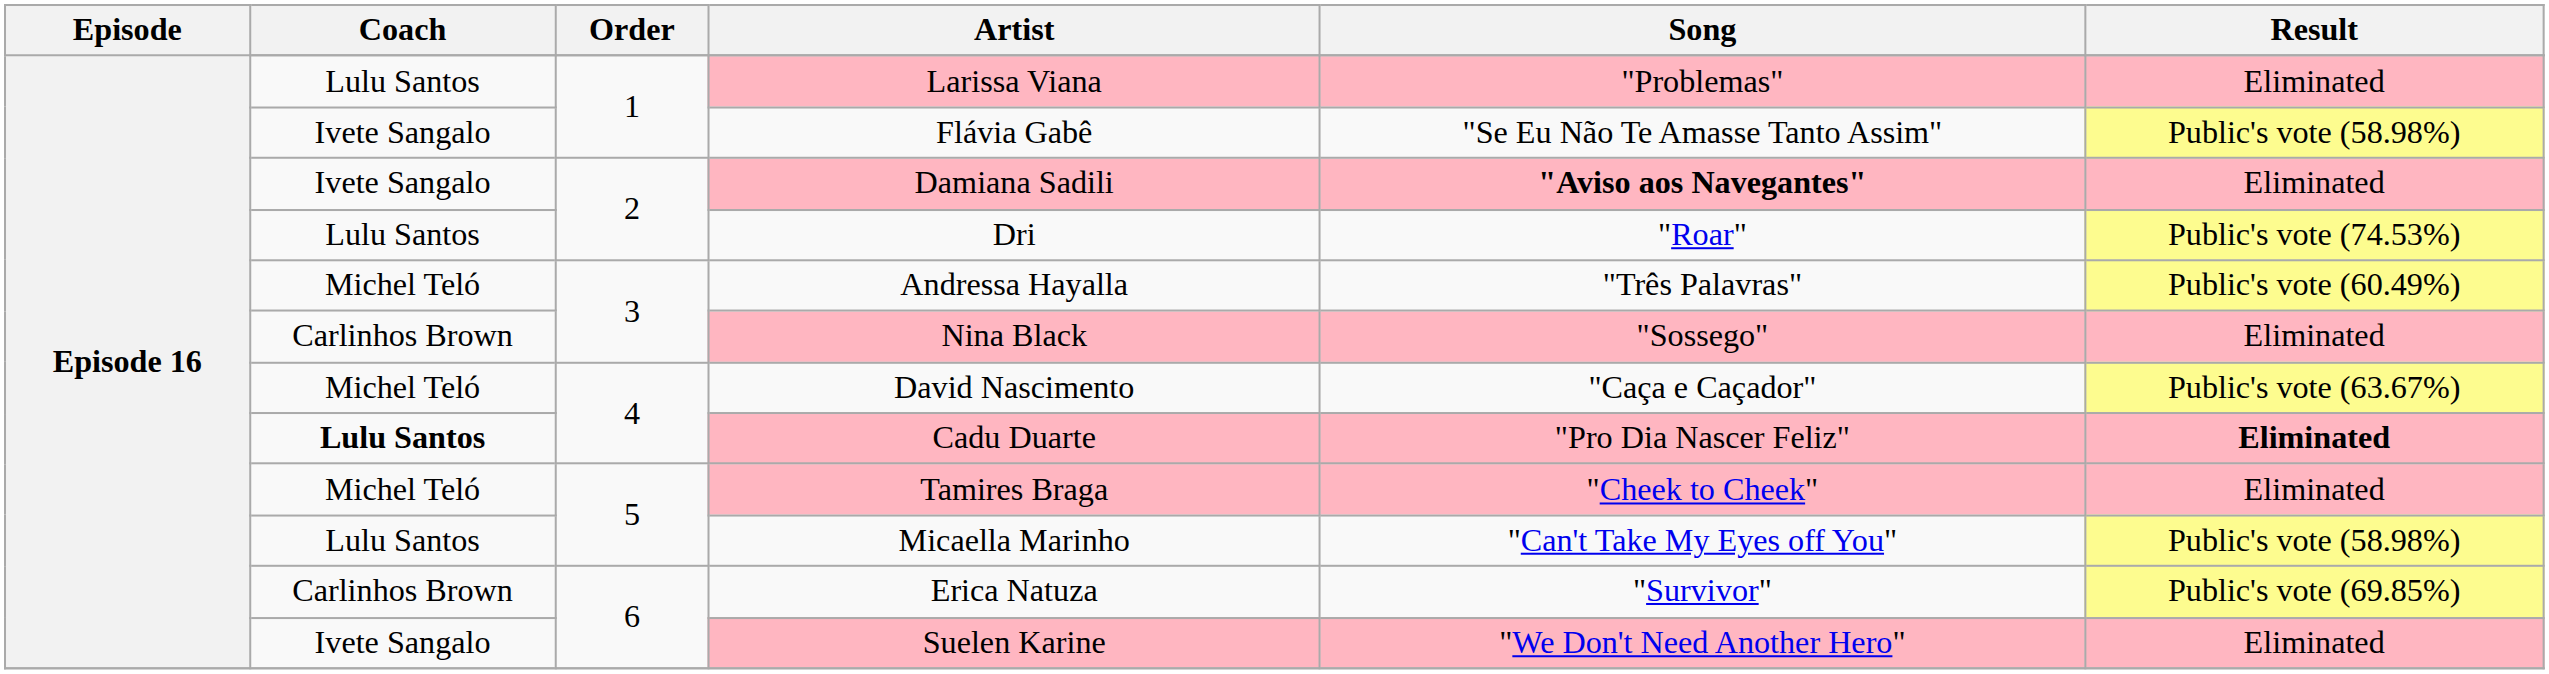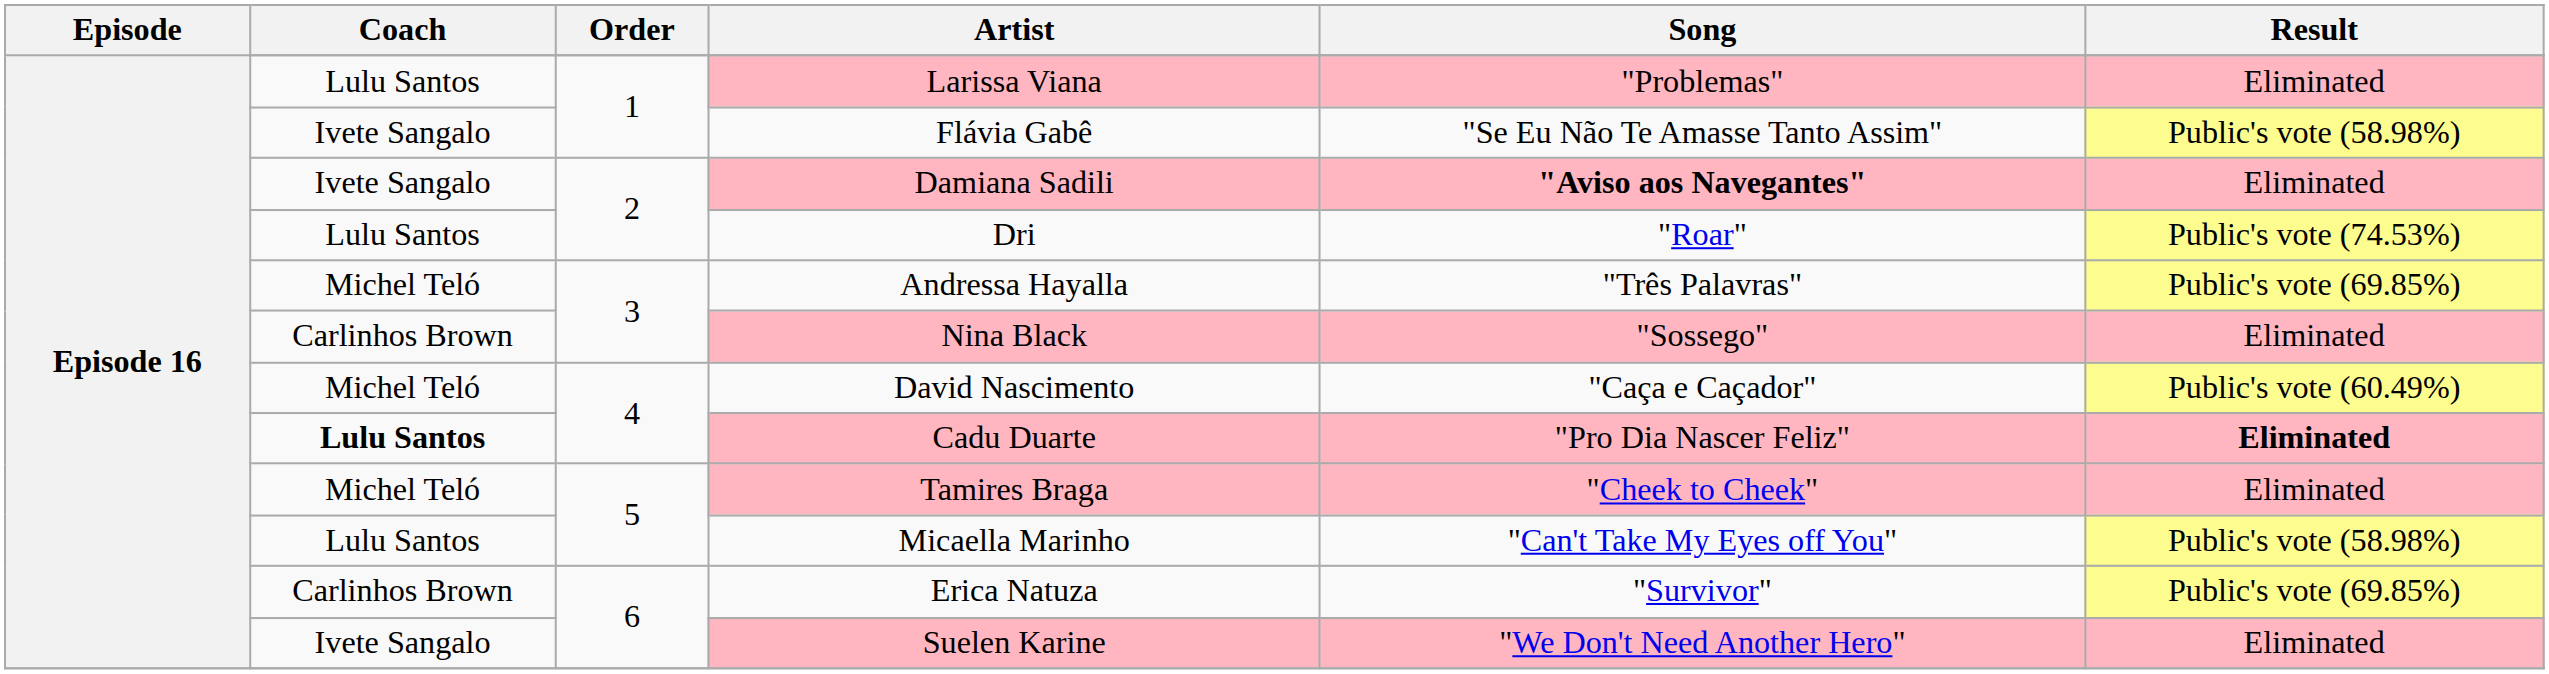(2314, 285) Public's vote (60.49%) -> (2314, 285) Public's vote (69.85%)
(2314, 387) Public's vote (63.67%) -> (2314, 387) Public's vote (60.49%)
